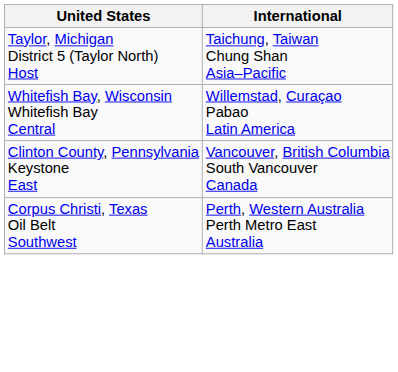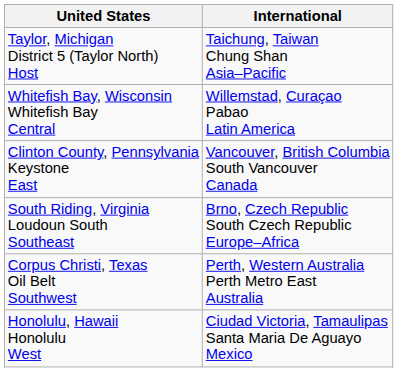+ row: (79, 225)
+ row: (63, 338)
